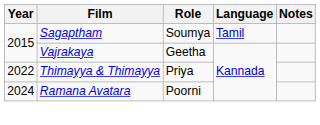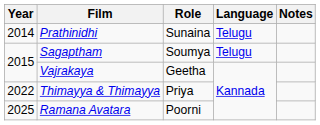+ row: (69, 33)
(230, 33) Tamil -> (234, 52) Telugu
(21, 91) 2024 -> (21, 110) 2025
